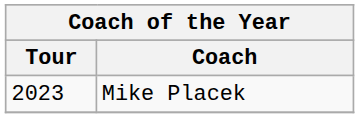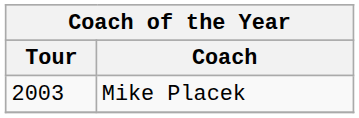(38, 94) 2023 -> (38, 94) 2003
